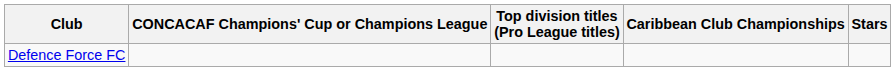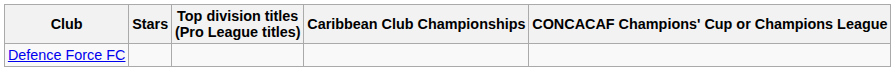columns swapped: (870, 24) <-> (310, 24)
